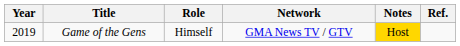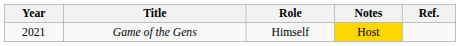- column: (299, 13)
(24, 32) 2019 -> (34, 32) 2021
